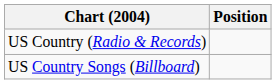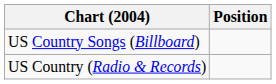rows swapped: (107, 41) <-> (104, 66)
